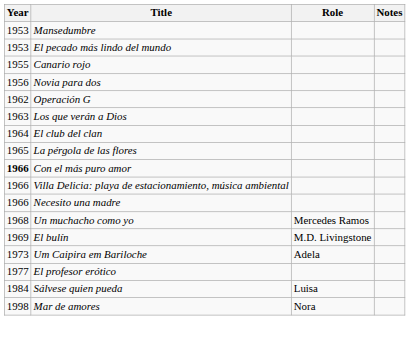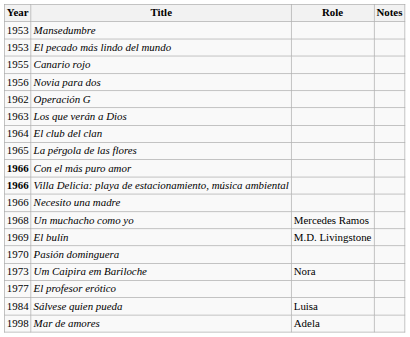(18, 185) normal -> (18, 185) bold
+ row: (76, 254)
(307, 254) Adela -> (305, 271) Nora
(305, 306) Nora -> (307, 323) Adela
